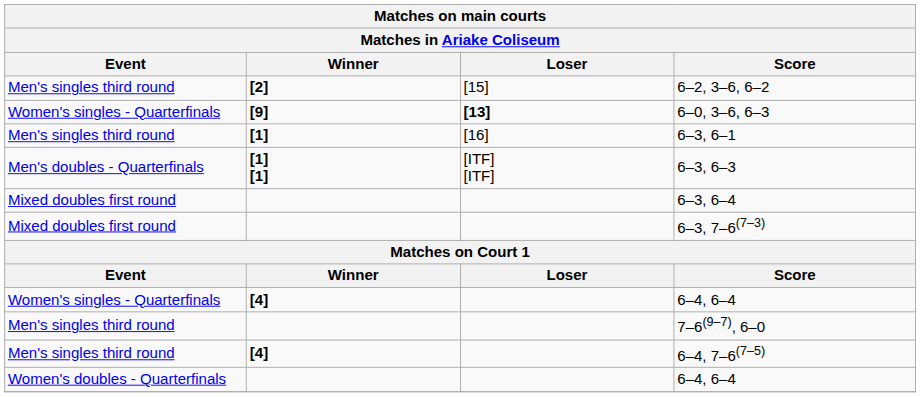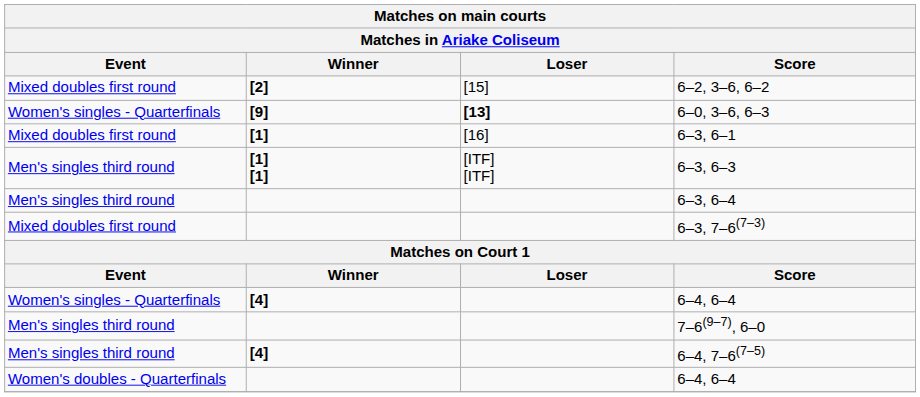(91, 87) Men's singles third round -> (92, 87) Mixed doubles first round
(91, 135) Men's singles third round -> (92, 135) Mixed doubles first round
(106, 168) Men's doubles - Quarterfinals -> (91, 168) Men's singles third round
(92, 200) Mixed doubles first round -> (91, 200) Men's singles third round
